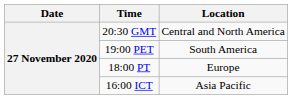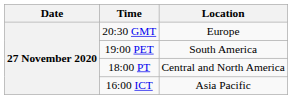(223, 31) Central and North America -> (223, 31) Europe
(223, 67) Europe -> (223, 67) Central and North America
